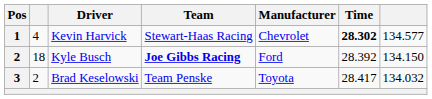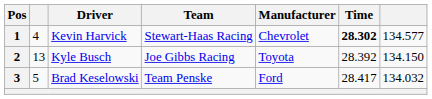(39, 57) 18 -> (39, 57) 13
(192, 57) bold -> (190, 57) normal
(271, 57) Ford -> (276, 57) Toyota
(36, 78) 2 -> (36, 78) 5
(276, 78) Toyota -> (271, 78) Ford
